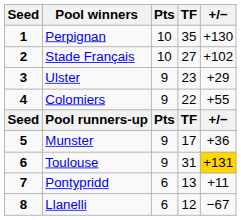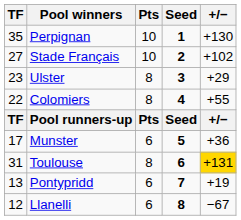columns swapped: (23, 15) <-> (189, 15)
(164, 78) 9 -> (149, 78) 8
(164, 99) 9 -> (149, 99) 8
(164, 141) 9 -> (149, 141) 6
(164, 162) 9 -> (149, 162) 8
(218, 183) +11 -> (218, 183) +19
